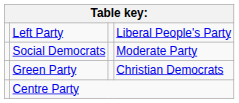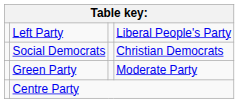(157, 51) Moderate Party -> (170, 51) Christian Democrats
(170, 70) Christian Democrats -> (157, 70) Moderate Party
